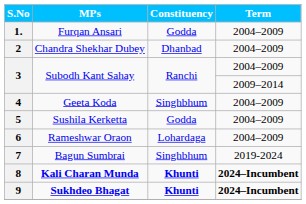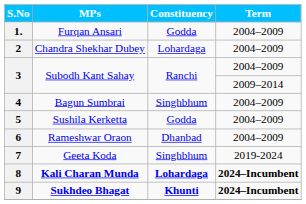(181, 48) Dhanbad -> (182, 48) Lohardaga
(90, 102) Geeta Koda -> (90, 102) Bagun Sumbrai
(182, 137) Lohardaga -> (181, 137) Dhanbad
(90, 155) Bagun Sumbrai -> (90, 155) Geeta Koda
(181, 173) Khunti -> (181, 173) Lohardaga
